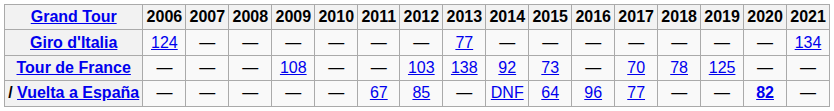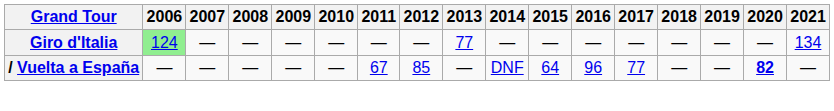(164, 42) no background -> (164, 42) lightgreen background
- row: (74, 67)
